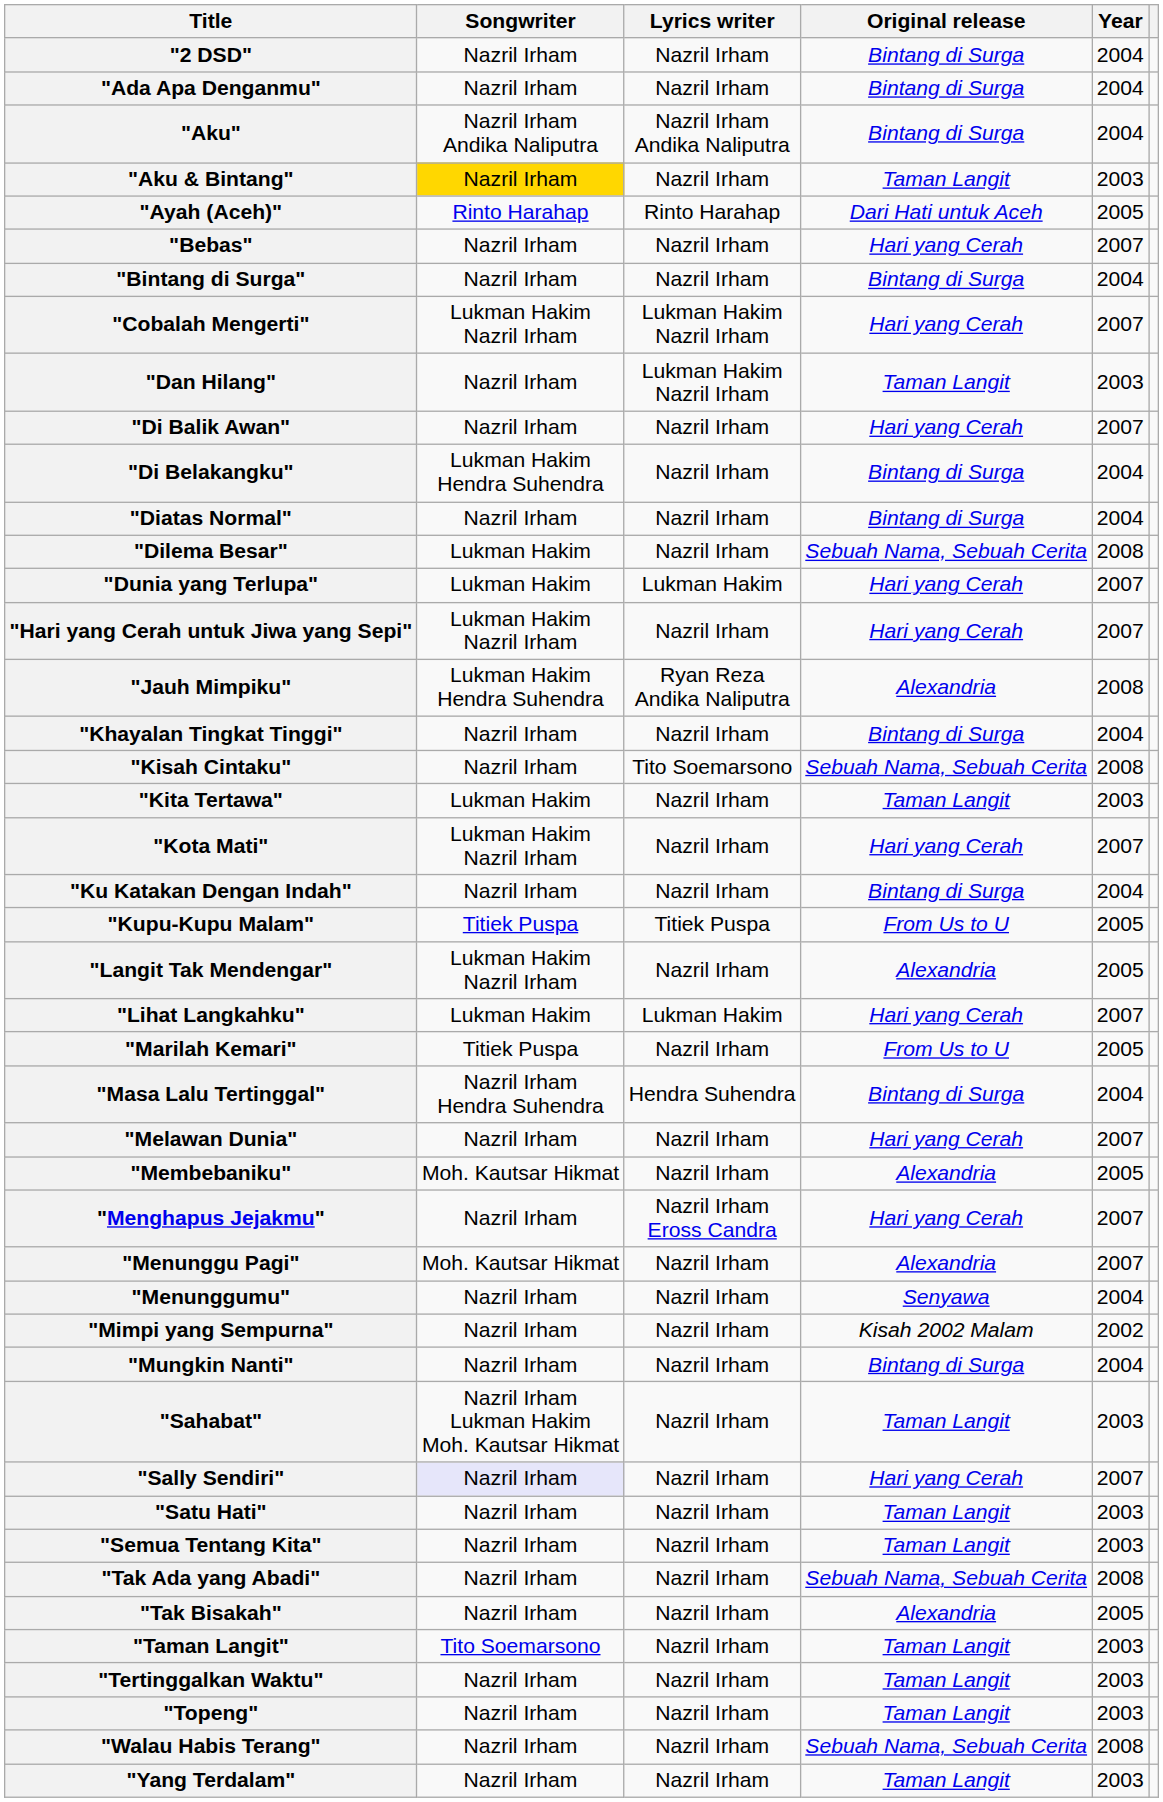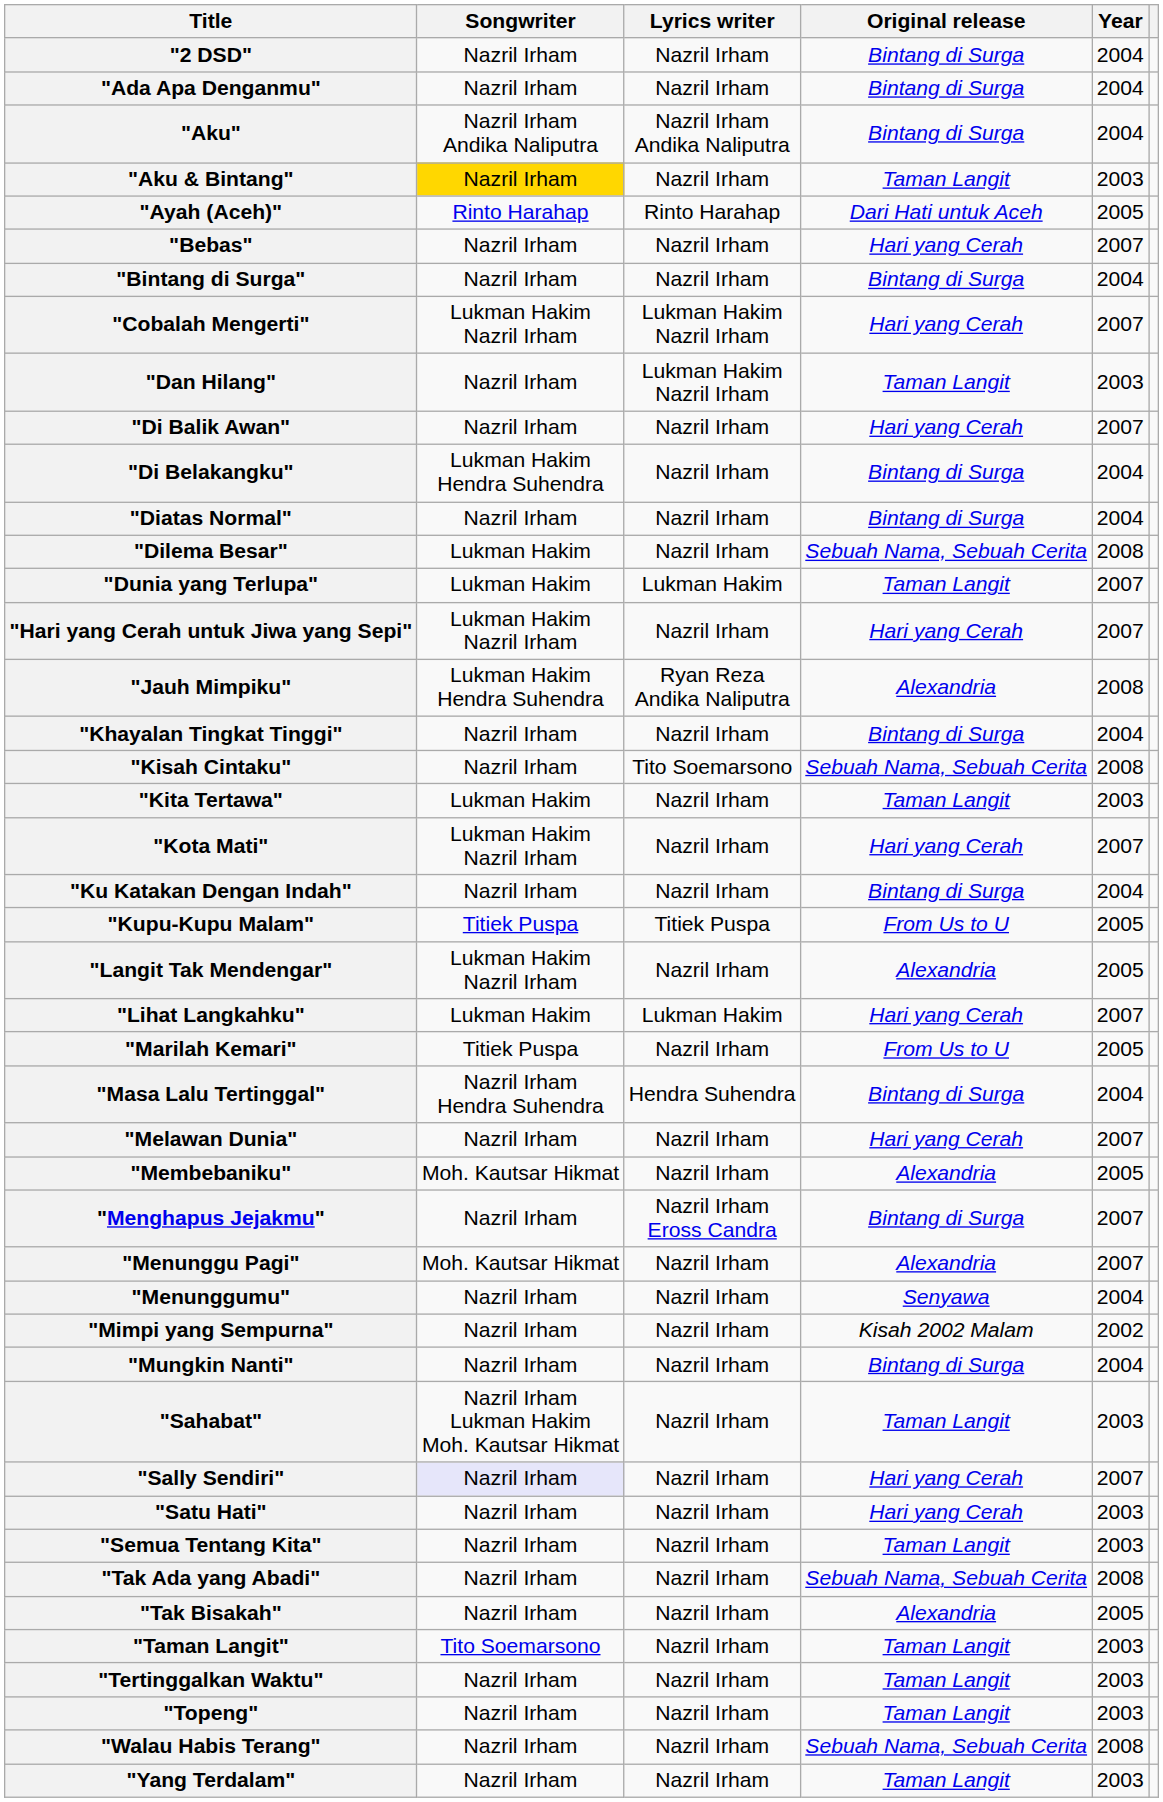(946, 585) Hari yang Cerah -> (946, 585) Taman Langit
(946, 1218) Hari yang Cerah -> (946, 1218) Bintang di Surga
(946, 1512) Taman Langit -> (946, 1512) Hari yang Cerah
